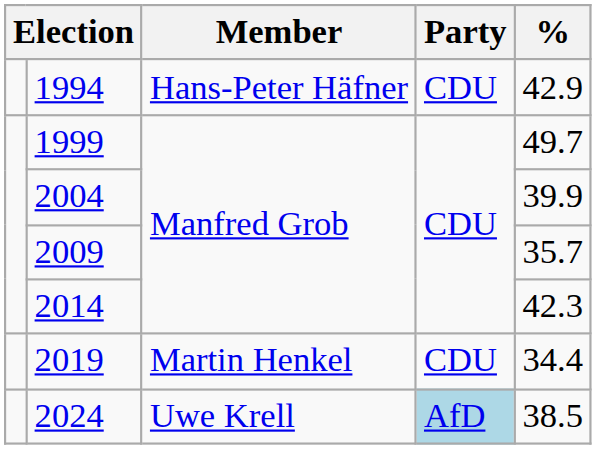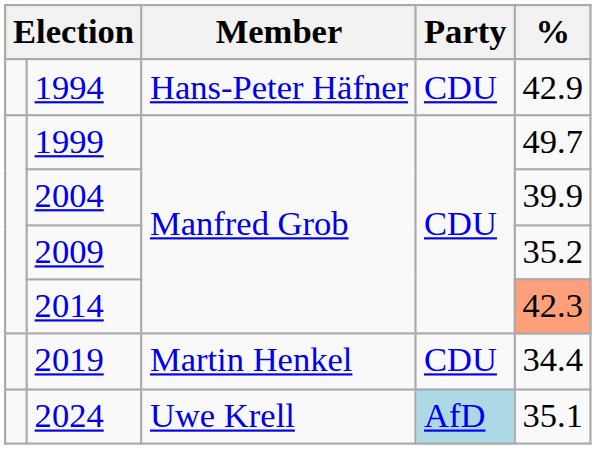(553, 251) 35.7 -> (553, 251) 35.2
(553, 305) no background -> (553, 305) lightsalmon background
(553, 415) 38.5 -> (553, 415) 35.1
